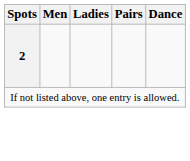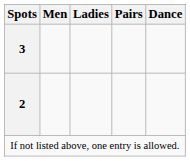+ row: (22, 48)
